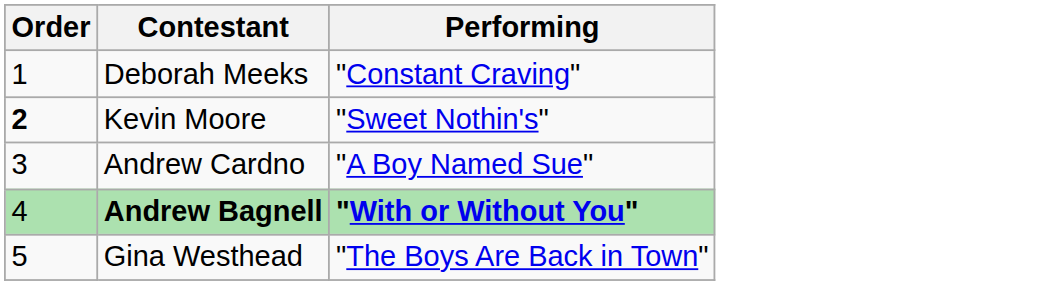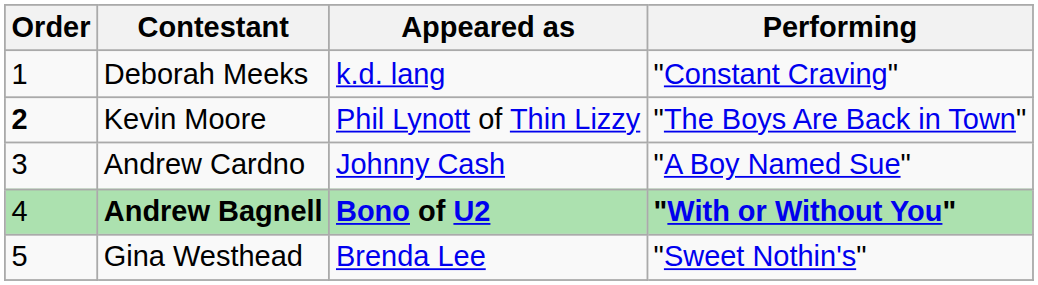+ column: (488, 27)
(442, 119) "Sweet Nothin's" -> (840, 119) "The Boys Are Back in Town"
(522, 257) "The Boys Are Back in Town" -> (760, 257) "Sweet Nothin's"
